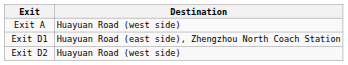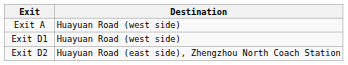(199, 39) Huayuan Road (east side), Zhengzhou North Coach Station -> (119, 39) Huayuan Road (west side)
(119, 53) Huayuan Road (west side) -> (199, 53) Huayuan Road (east side), Zhengzhou North Coach Station
